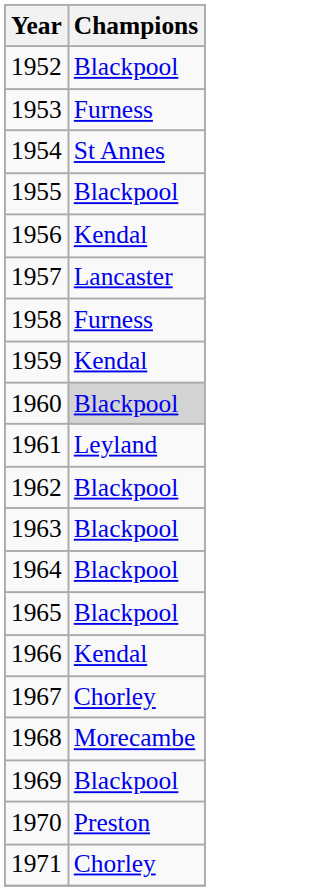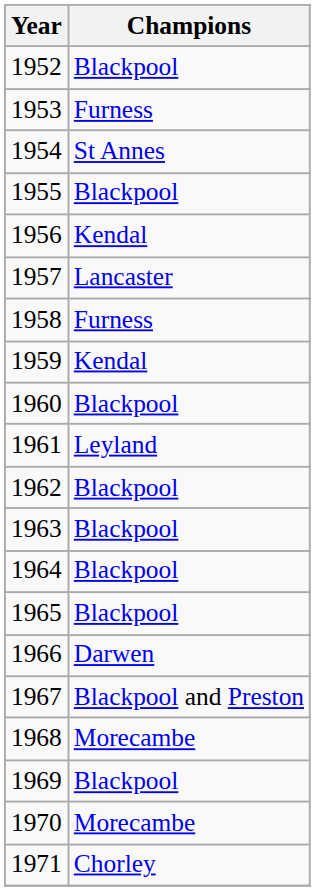(126, 402) lightgrey background -> (126, 402) no background
(111, 654) Kendal -> (114, 654) Darwen
(115, 696) Chorley -> (189, 696) Blackpool and Preston
(112, 822) Preston -> (135, 822) Morecambe
